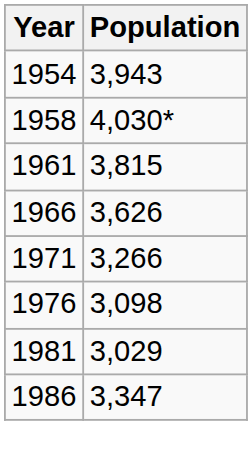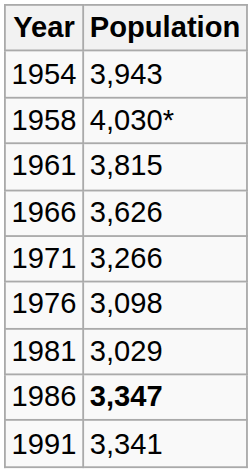(126, 397) normal -> (126, 397) bold
+ row: (44, 443)
